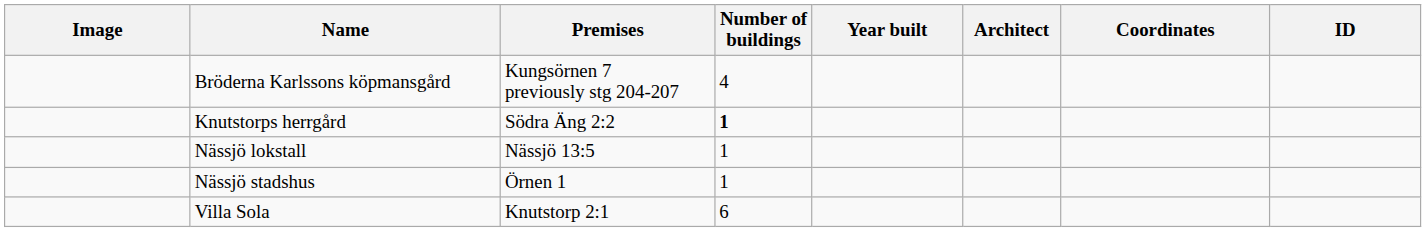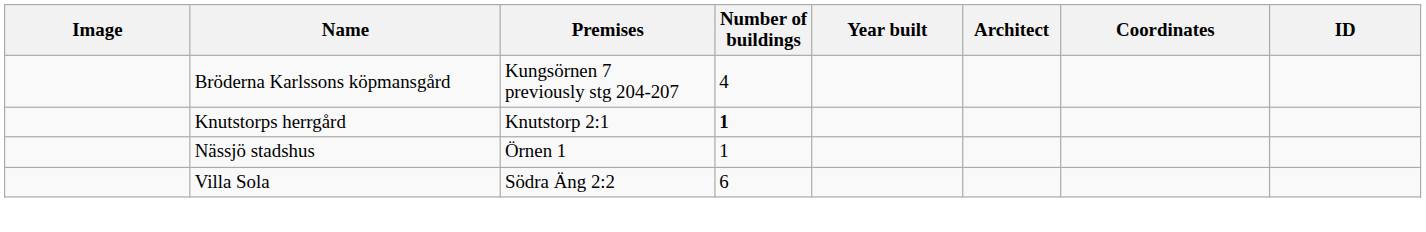(560, 121) Södra Äng 2:2 -> (557, 121) Knutstorp 2:1
- row: (251, 151)
(557, 211) Knutstorp 2:1 -> (560, 181) Södra Äng 2:2
